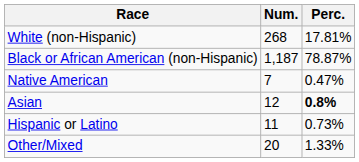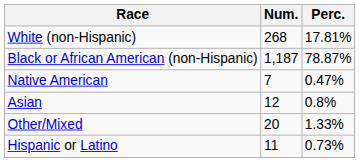(320, 102) bold -> (320, 102) normal
rows swapped: (45, 146) <-> (63, 124)
